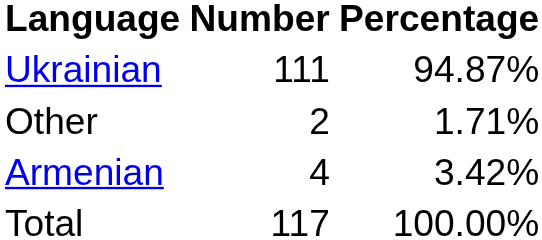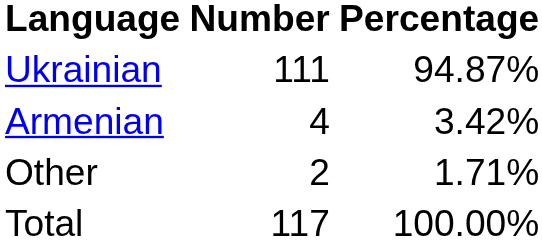rows swapped: (84, 172) <-> (51, 121)
